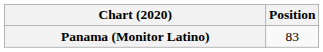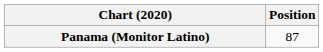(292, 36) 83 -> (292, 36) 87
